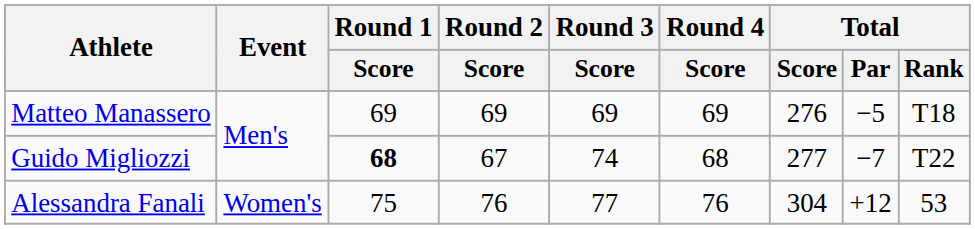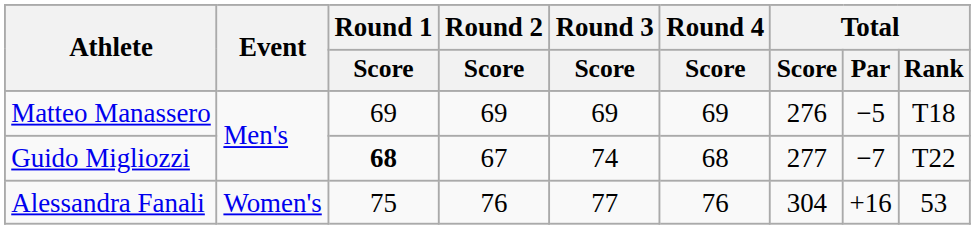(871, 202) +12 -> (871, 202) +16
